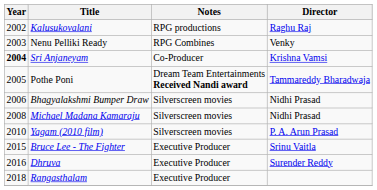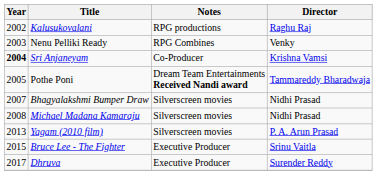(16, 100) 2006 -> (16, 100) 2007
(16, 131) 2010 -> (16, 131) 2013
(16, 162) 2016 -> (16, 162) 2017
- row: (59, 178)
